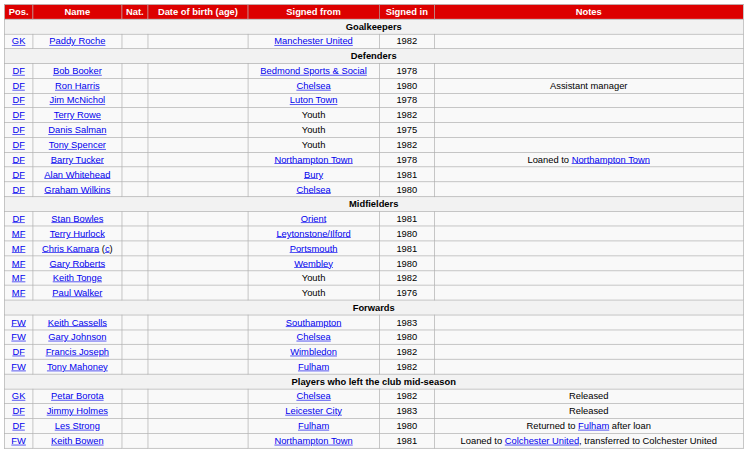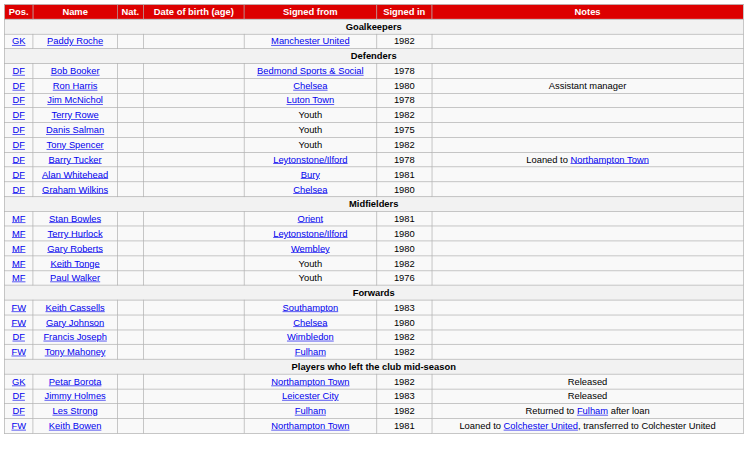(314, 160) Northampton Town -> (310, 160) Leytonstone/Ilford
(19, 219) DF -> (19, 219) MF
- row: (77, 249)
(314, 397) Chelsea -> (310, 382) Northampton Town
(407, 426) 1980 -> (404, 411) 1982
